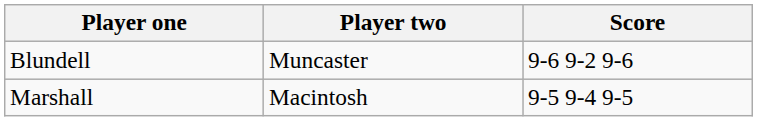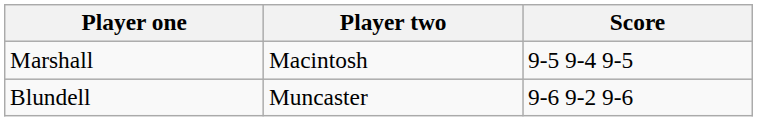rows swapped: (50, 60) <-> (52, 97)
